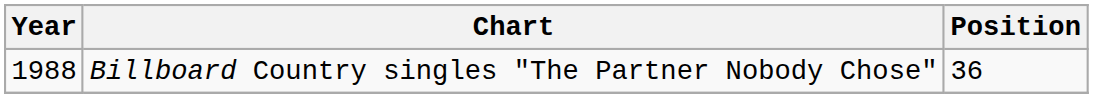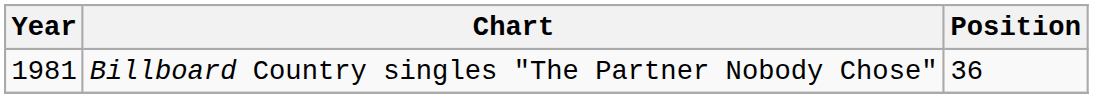(44, 71) 1988 -> (44, 71) 1981
